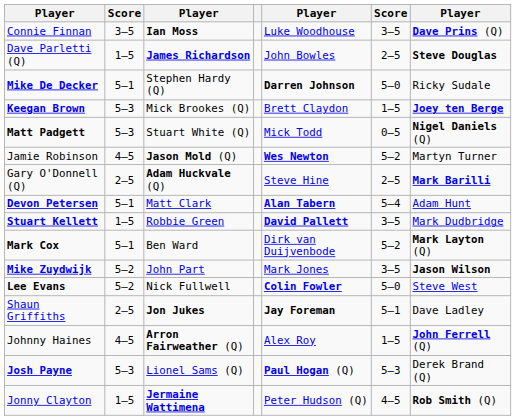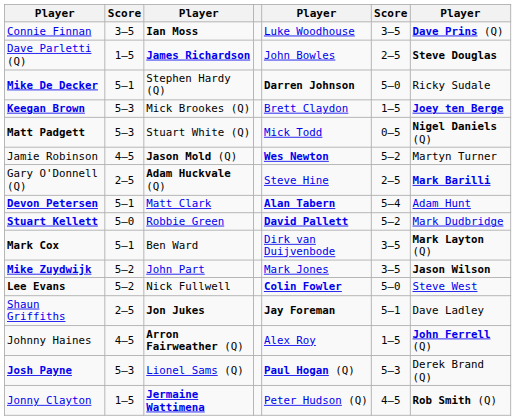(124, 221) 1–5 -> (124, 221) 5–0
(391, 221) 3–5 -> (391, 221) 5–2
(391, 245) 5–2 -> (391, 245) 3–5
